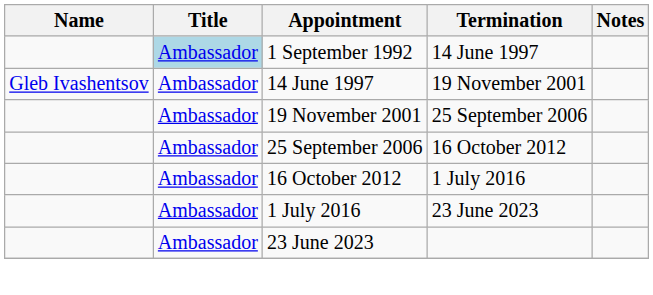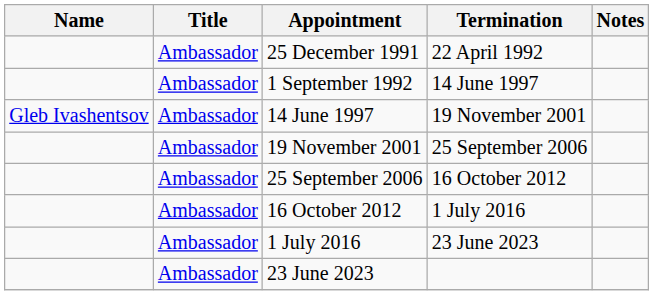+ row: (343, 52)
(208, 52) lightblue background -> (208, 83) no background
